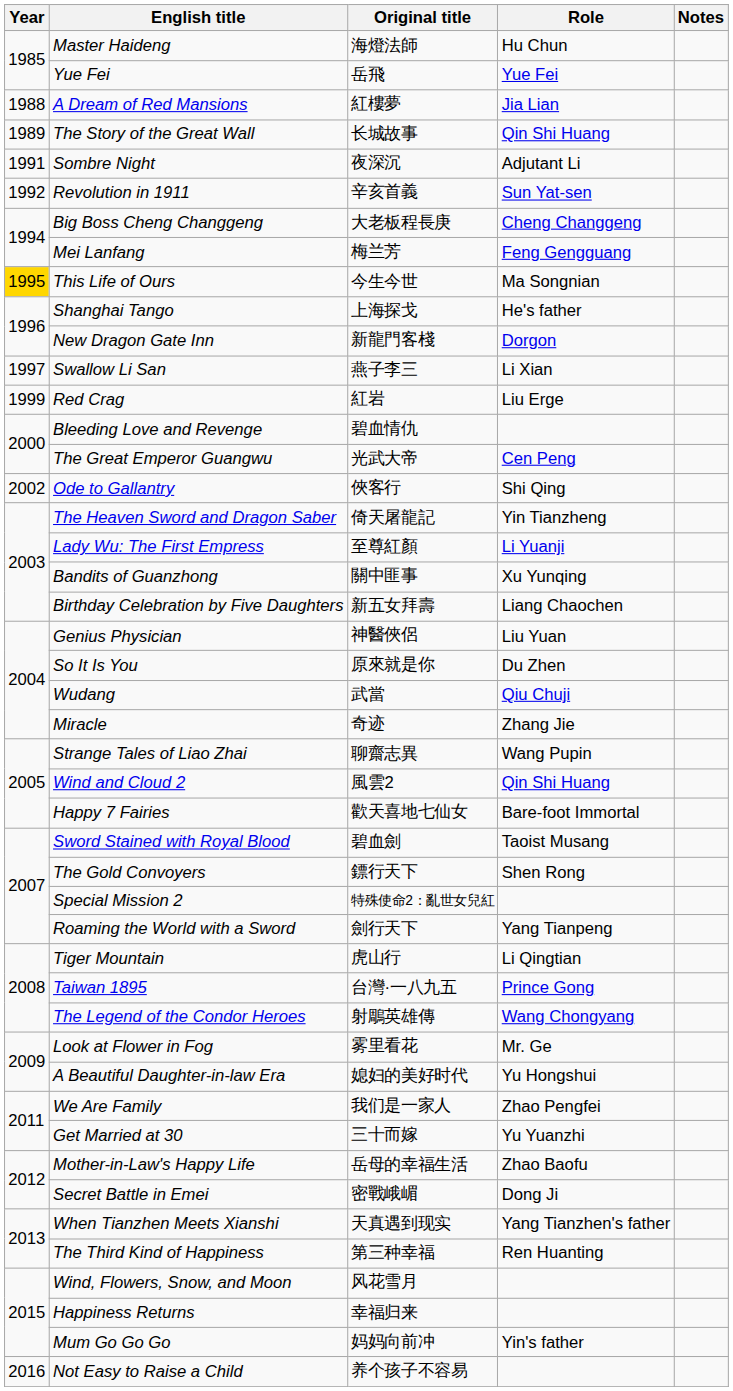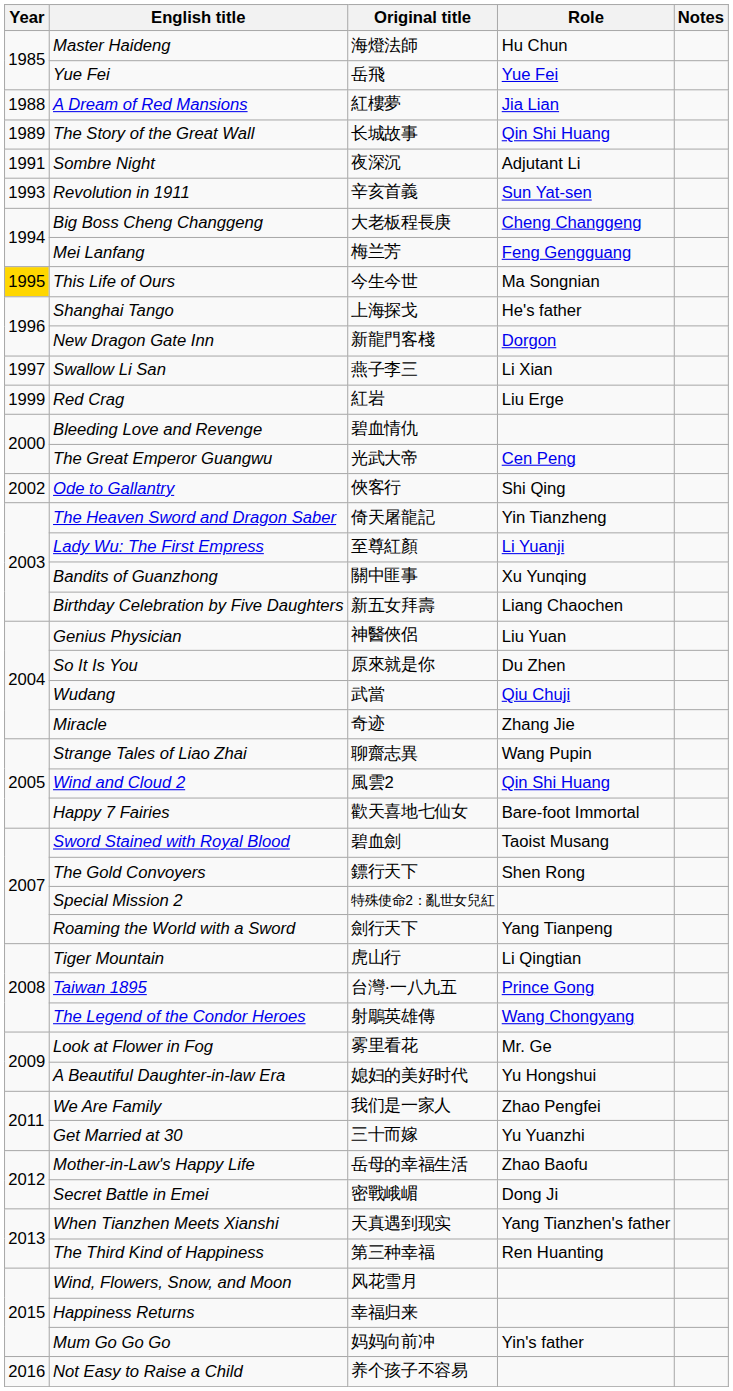(27, 193) 1992 -> (27, 193) 1993
